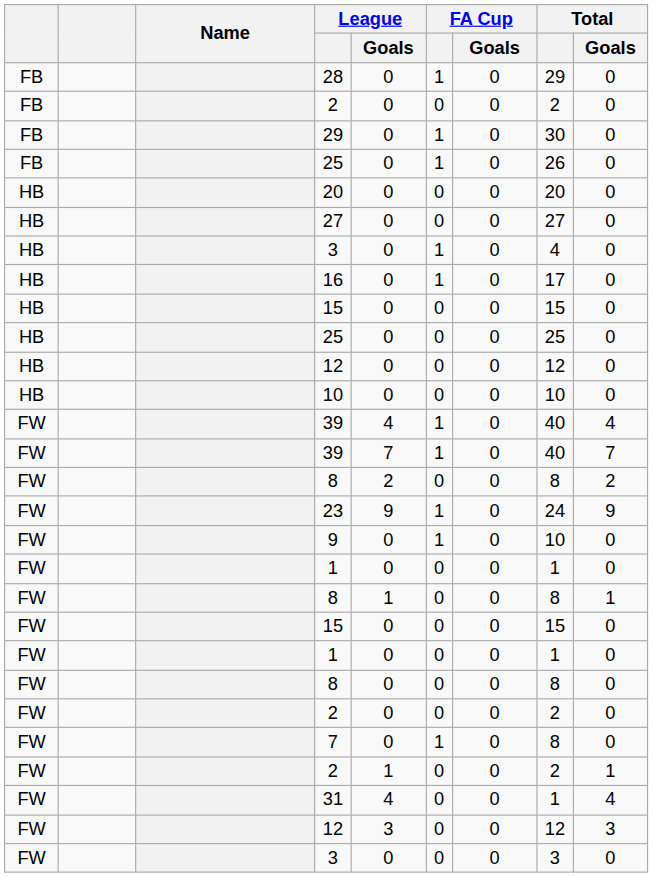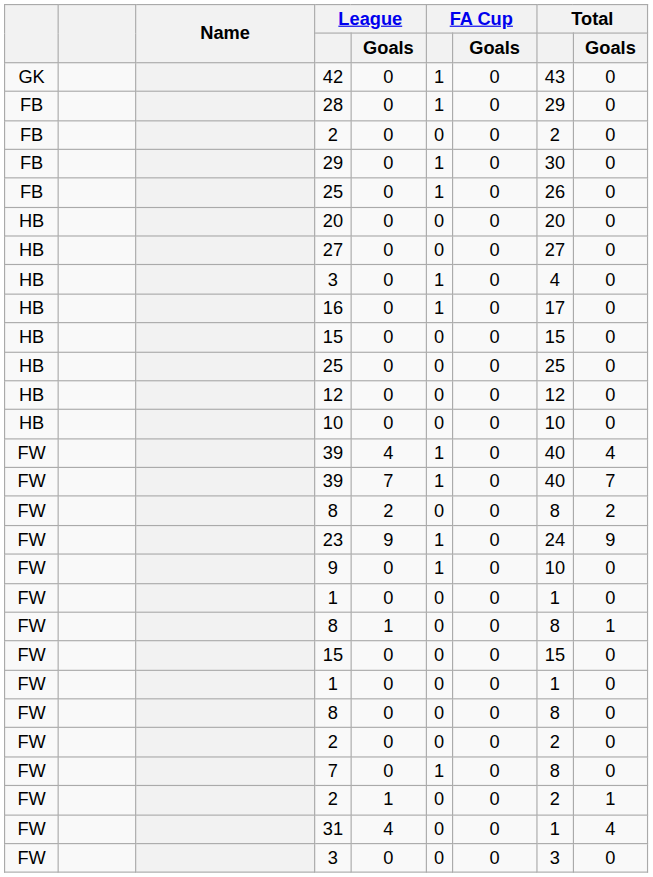+ row: (32, 76)
- row: (32, 828)
